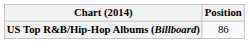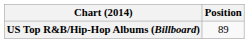(223, 30) 86 -> (223, 30) 89
